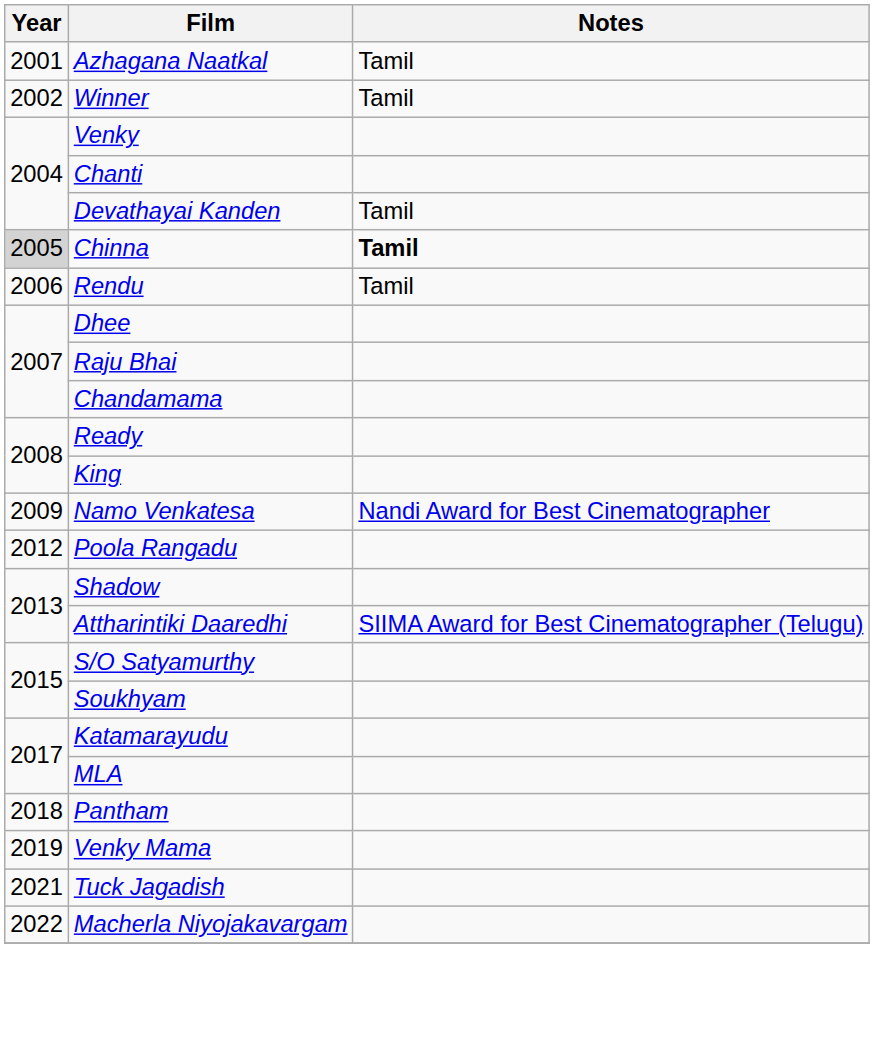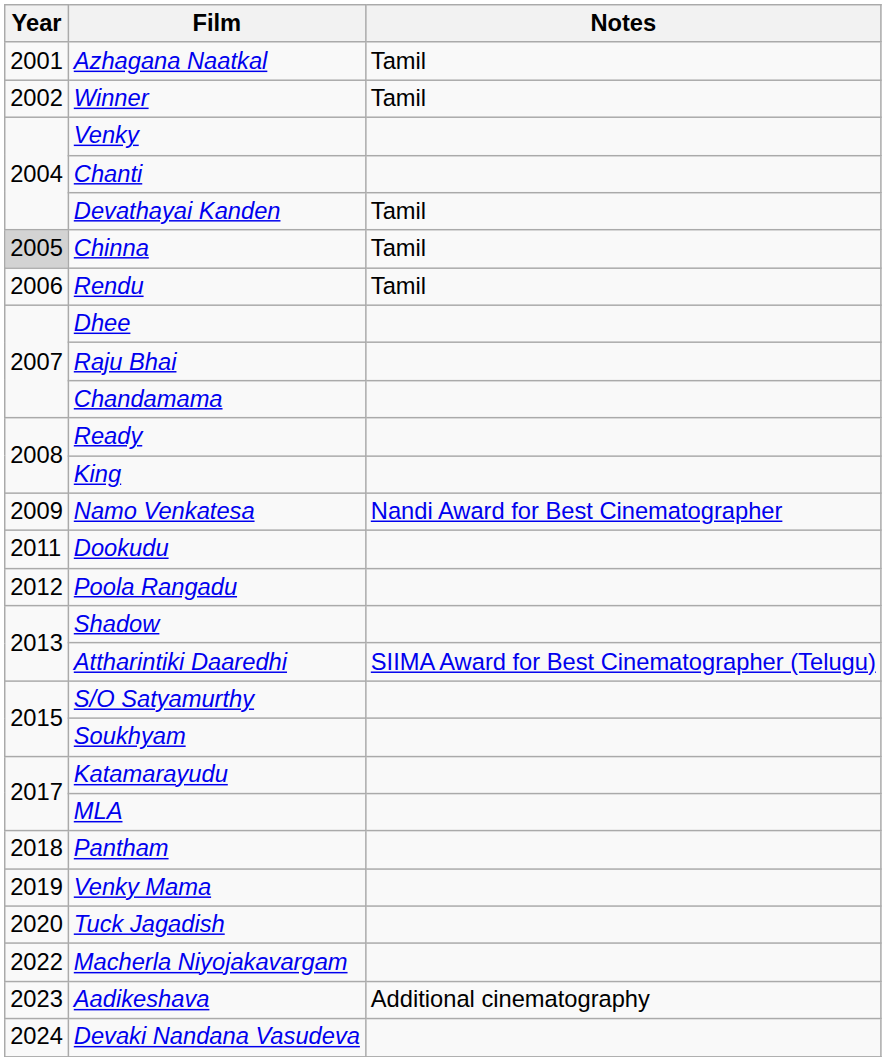(389, 248) bold -> (398, 248) normal
+ row: (121, 549)
(37, 887) 2021 -> (37, 924) 2020
+ row: (142, 999)
+ row: (217, 1037)
